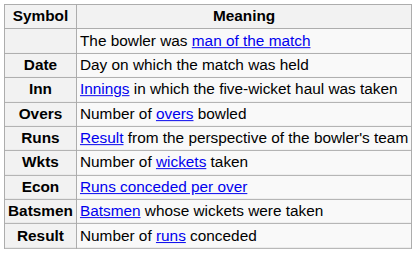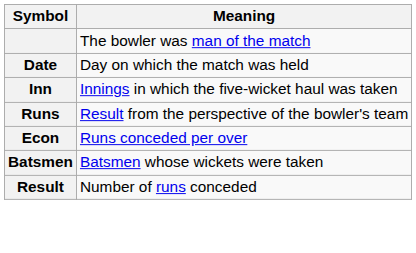- row: (40, 114)
- row: (40, 162)
